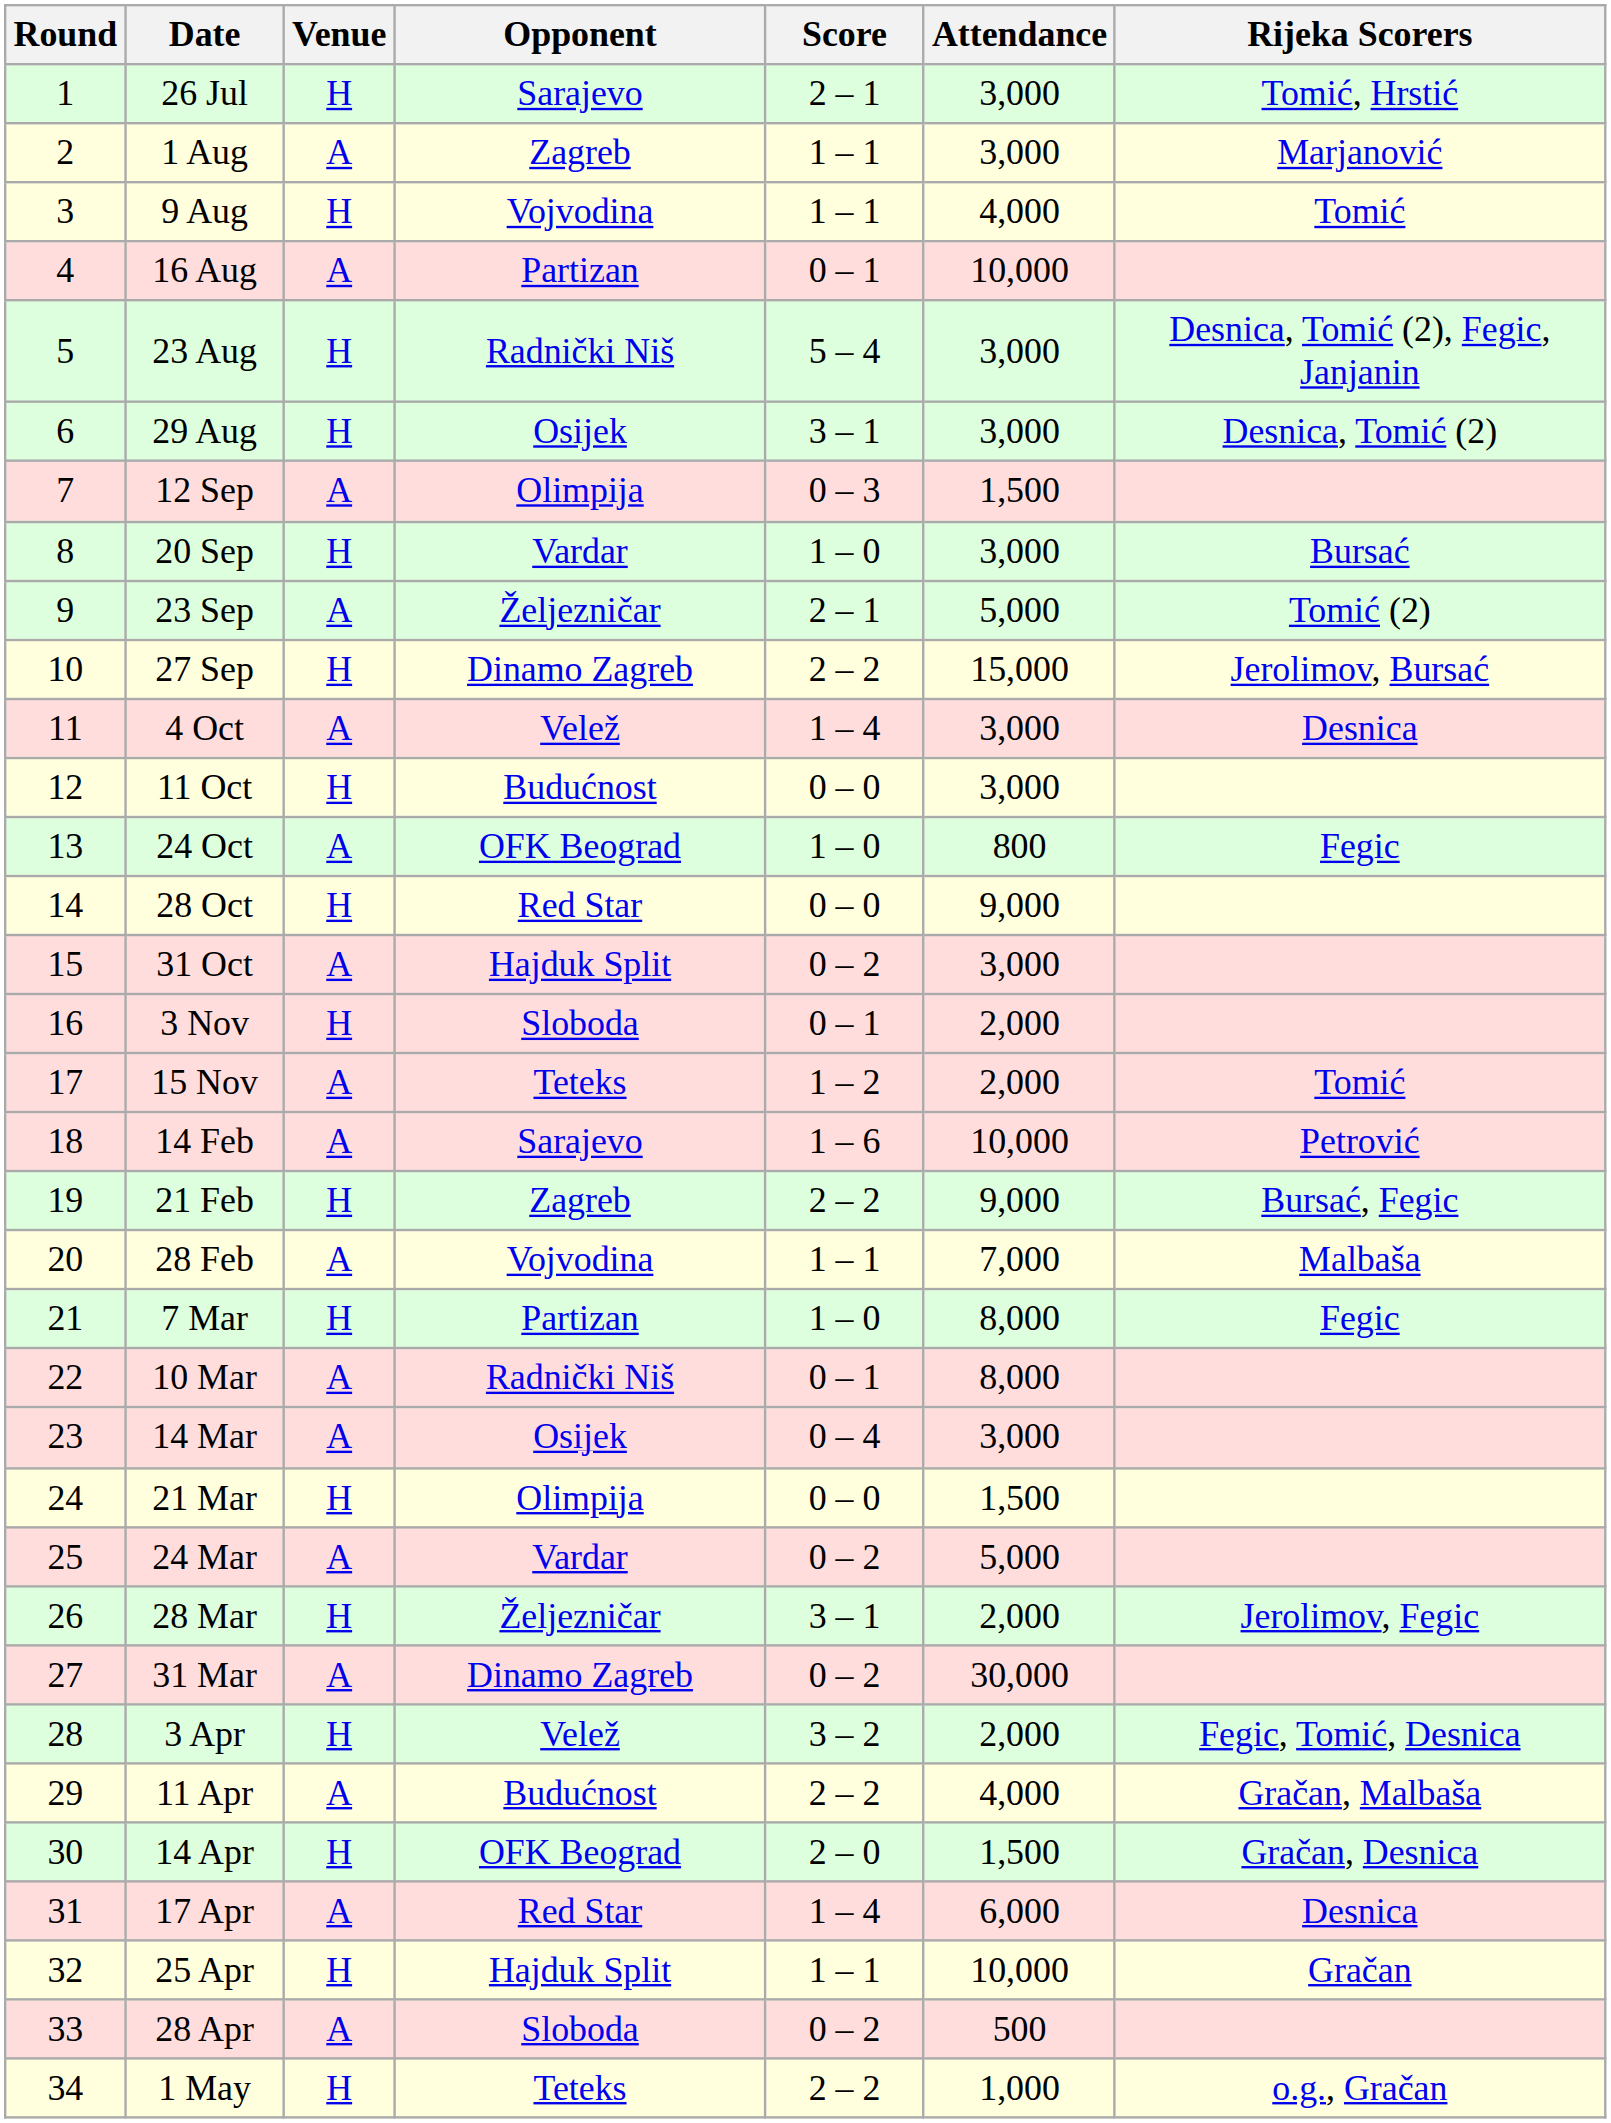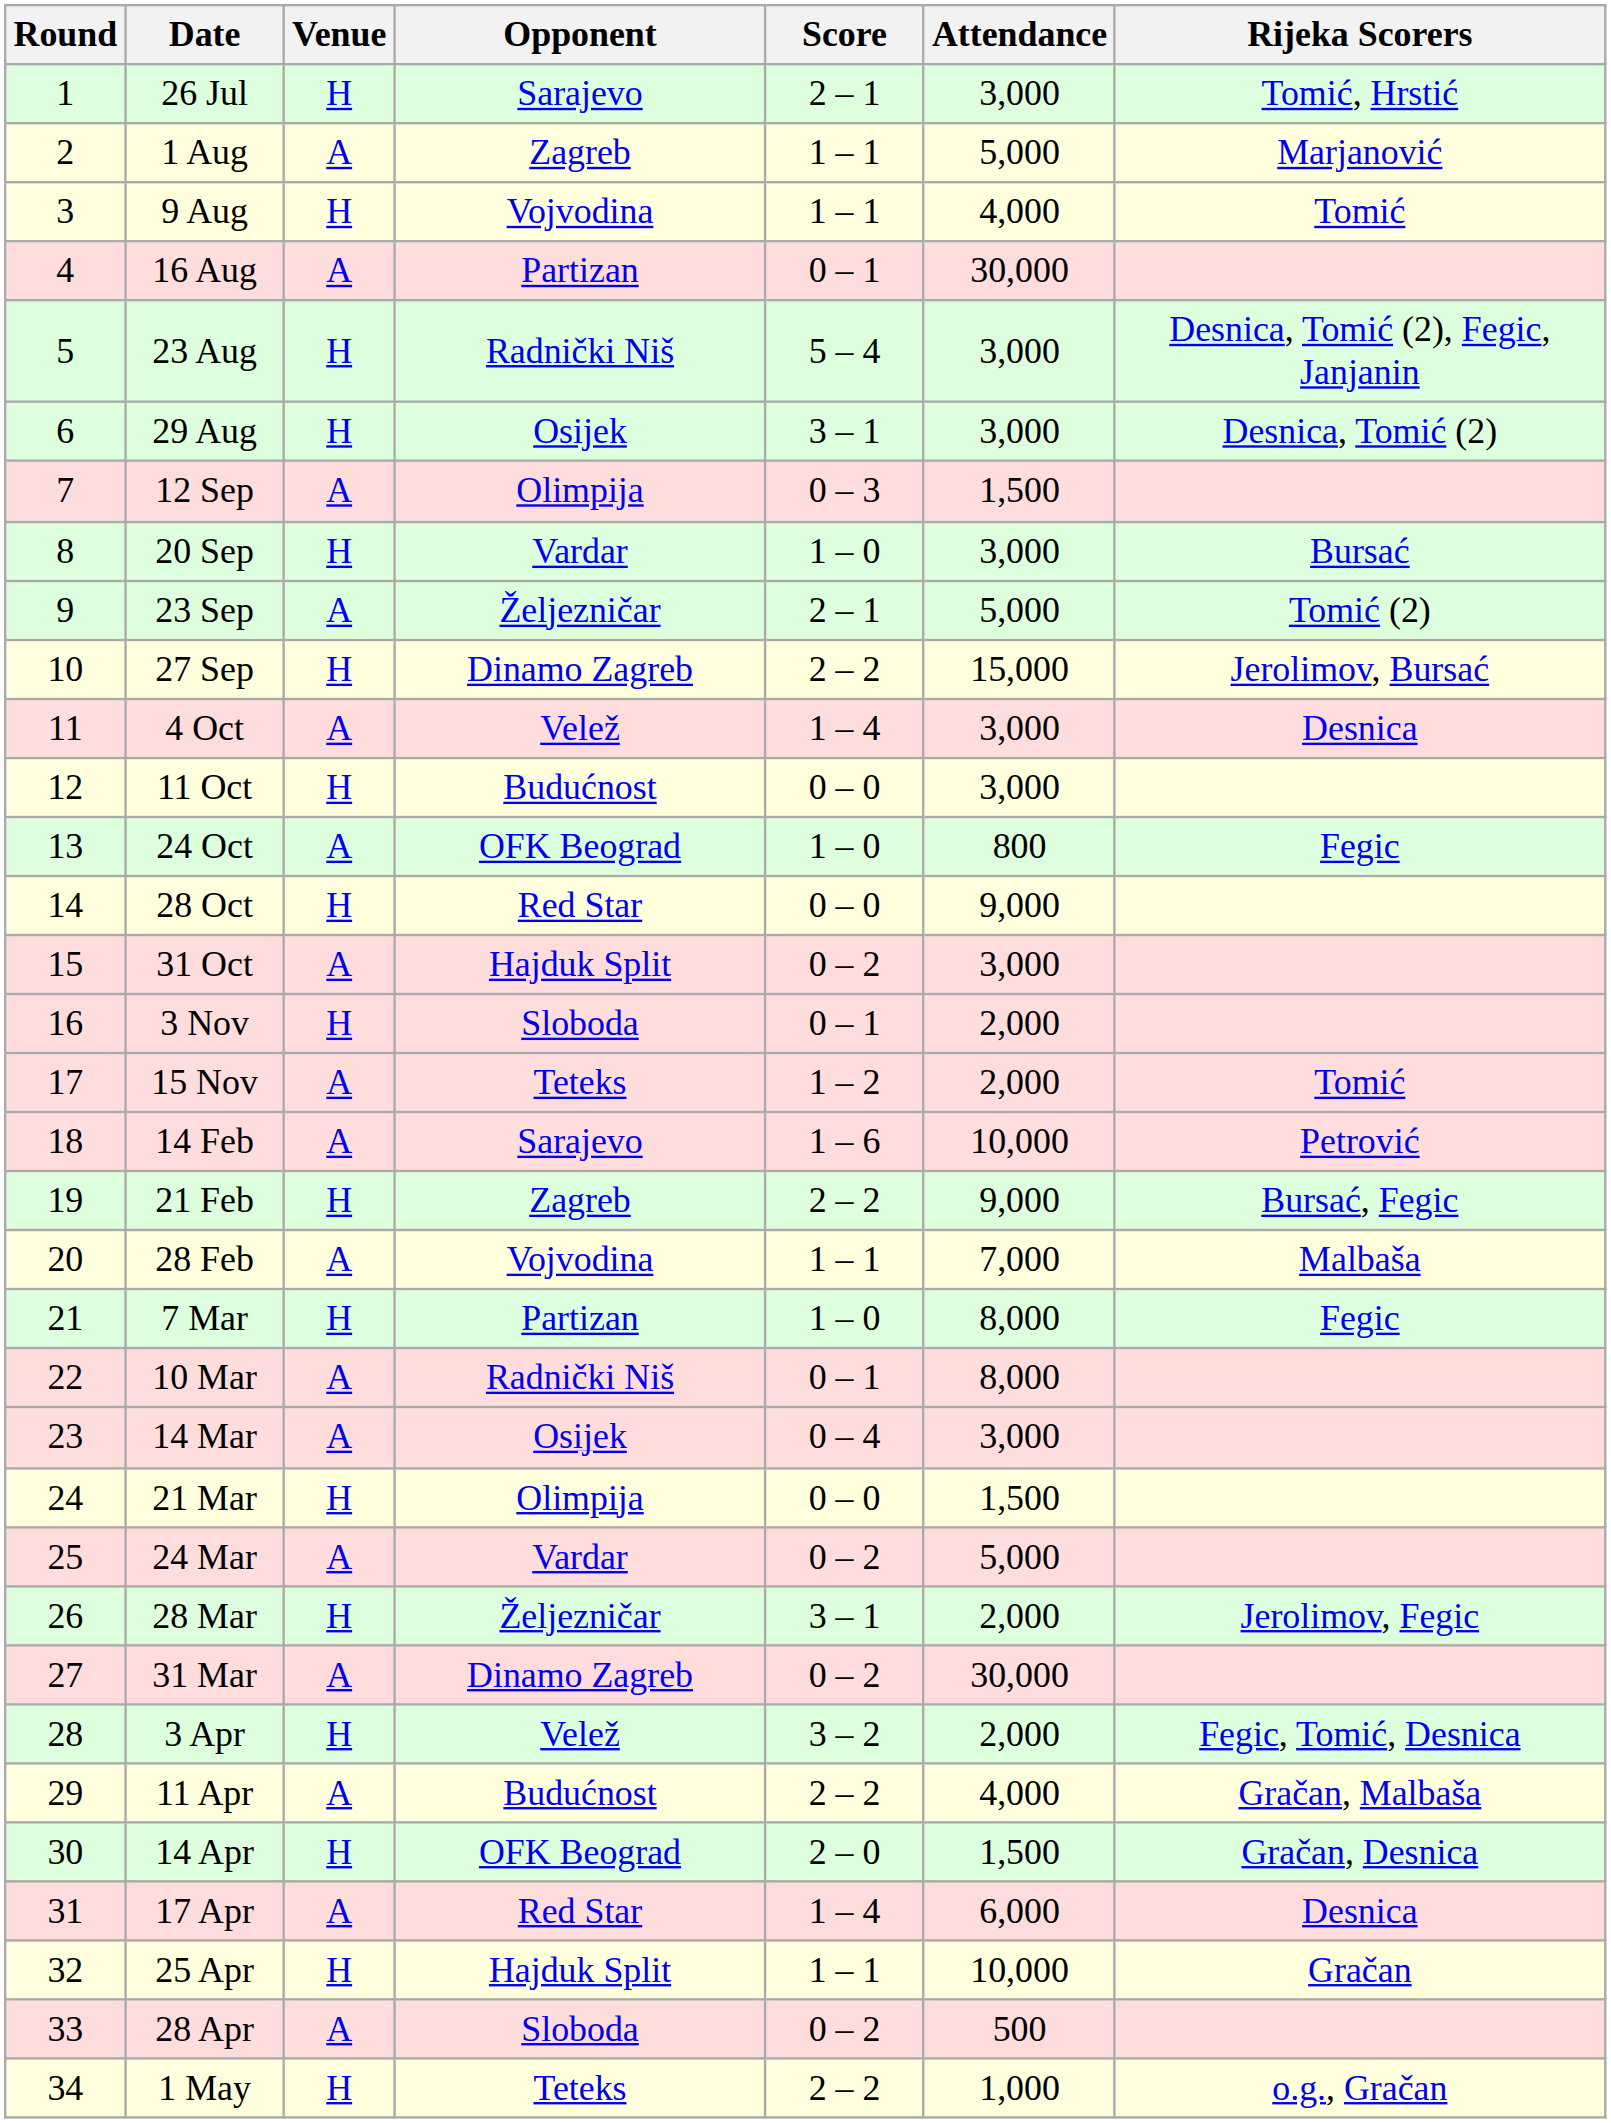(1020, 152) 3,000 -> (1020, 152) 5,000
(1020, 270) 10,000 -> (1020, 270) 30,000
